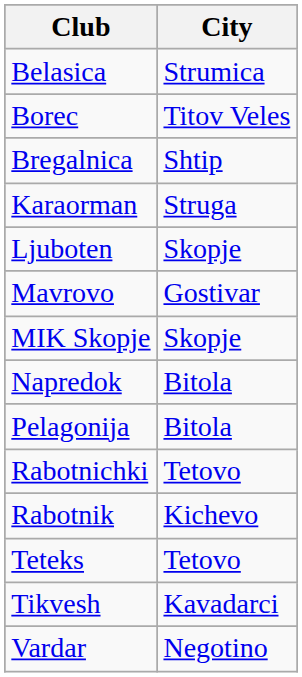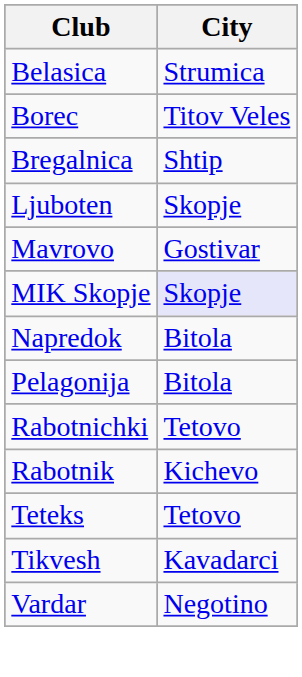- row: (74, 204)
(202, 337) no background -> (202, 293) lavender background
